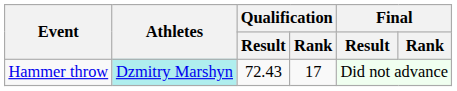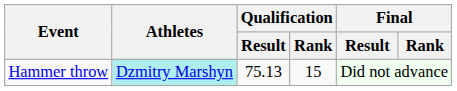(263, 72) 72.43 -> (263, 72) 75.13
(313, 72) 17 -> (313, 72) 15
